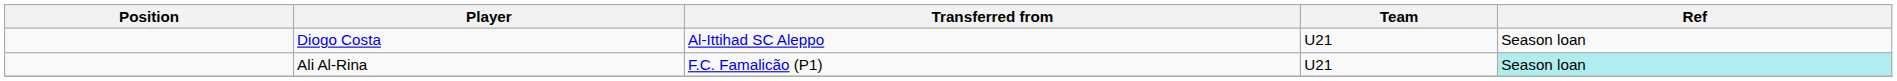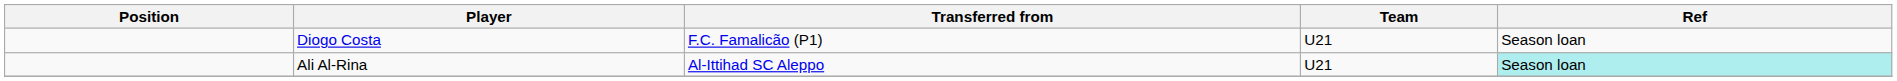(756, 40) Al-Ittihad SC Aleppo -> (755, 40) F.C. Famalicão (P1)
(755, 64) F.C. Famalicão (P1) -> (756, 64) Al-Ittihad SC Aleppo
